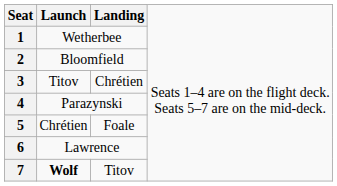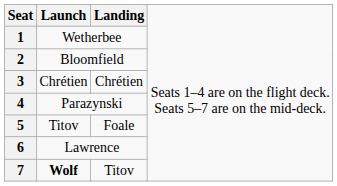(64, 81) Titov -> (64, 81) Chrétien
(64, 125) Chrétien -> (64, 125) Titov
